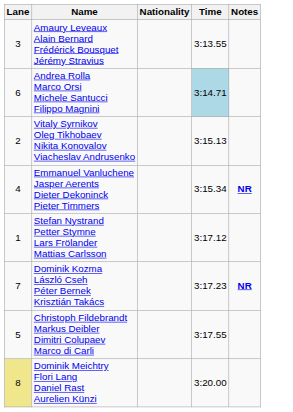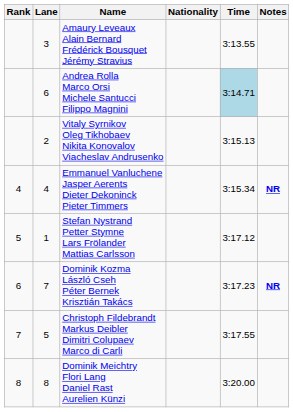+ column: (18, 12)
(18, 383) khaki background -> (46, 383) no background
